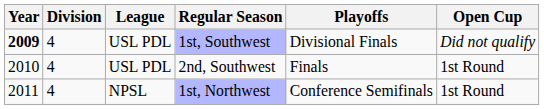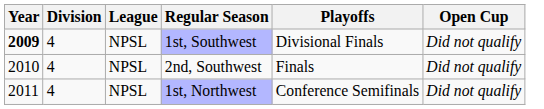(140, 41) USL PDL -> (128, 41) NPSL
(140, 66) USL PDL -> (128, 66) NPSL
(472, 66) 1st Round -> (474, 66) Did not qualify
(472, 91) 1st Round -> (474, 91) Did not qualify
